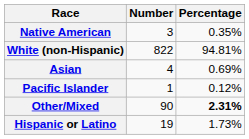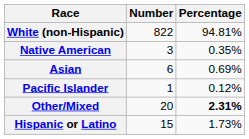rows swapped: (65, 50) <-> (65, 32)
(170, 69) 4 -> (170, 69) 6
(167, 106) 90 -> (167, 106) 20
(167, 124) 19 -> (167, 124) 15
